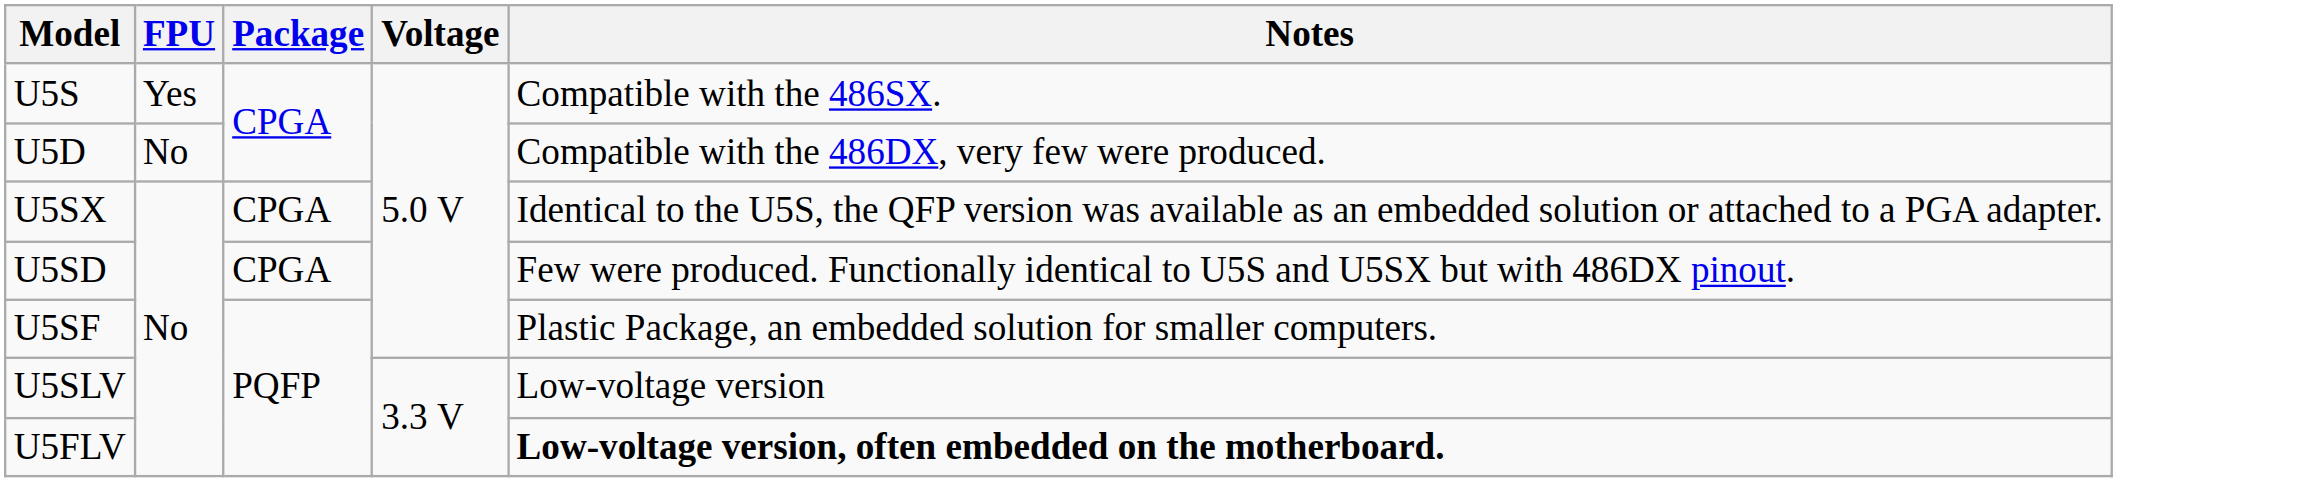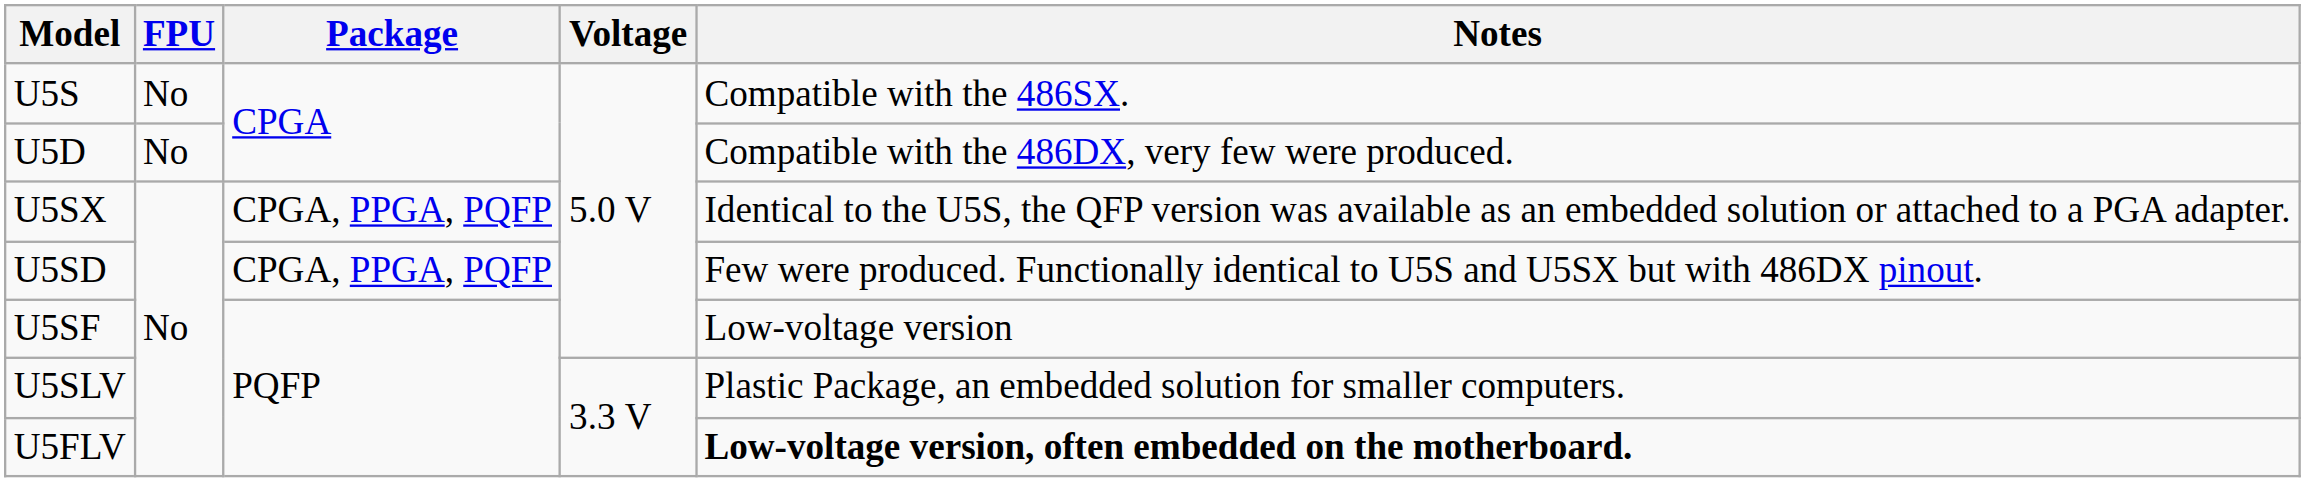(170, 92) Yes -> (166, 92) No
(282, 210) CPGA -> (392, 210) CPGA, PPGA, PQFP
(282, 269) CPGA -> (392, 269) CPGA, PPGA, PQFP
(977, 328) Plastic Package, an embedded solution for smaller computers. -> (859, 328) Low-voltage version
(671, 387) Low-voltage version -> (1165, 387) Plastic Package, an embedded solution for smaller computers.
